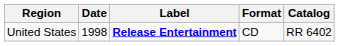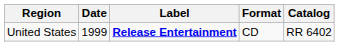(94, 31) 1998 -> (94, 31) 1999
